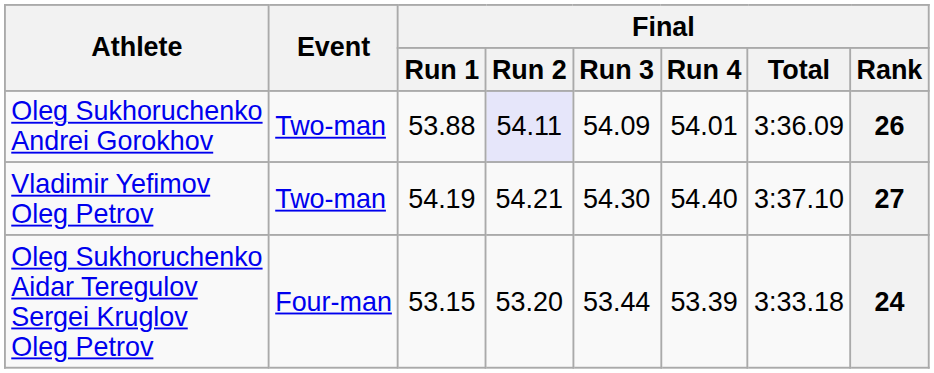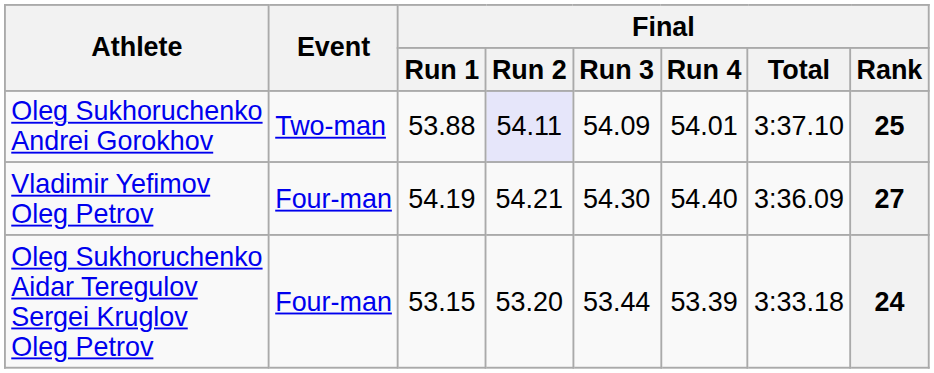(799, 127) 3:36.09 -> (799, 127) 3:37.10
(889, 127) 26 -> (889, 127) 25
(331, 199) Two-man -> (334, 199) Four-man
(799, 199) 3:37.10 -> (799, 199) 3:36.09
